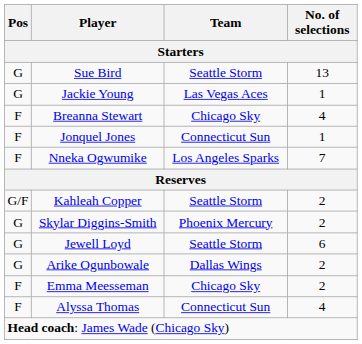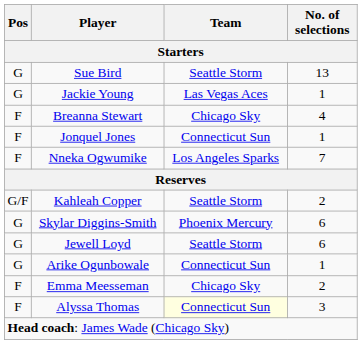(322, 222) 2 -> (322, 222) 6
(226, 264) Dallas Wings -> (226, 264) Connecticut Sun
(322, 264) 2 -> (322, 264) 1
(226, 307) no background -> (226, 307) lightyellow background
(322, 307) 4 -> (322, 307) 3
